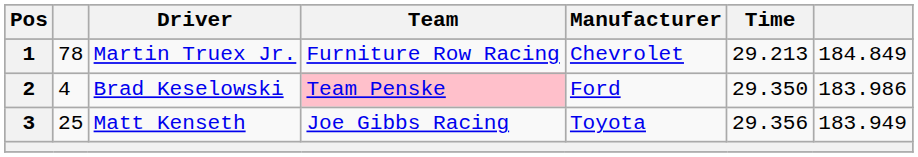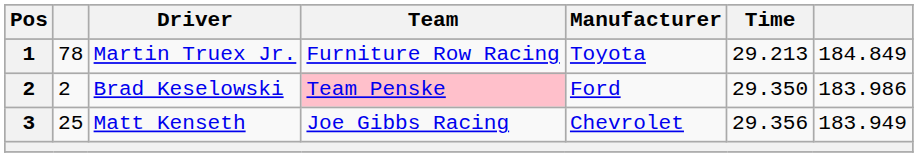(627, 56) Chevrolet -> (608, 56) Toyota
(64, 90) 4 -> (64, 90) 2
(608, 125) Toyota -> (627, 125) Chevrolet
